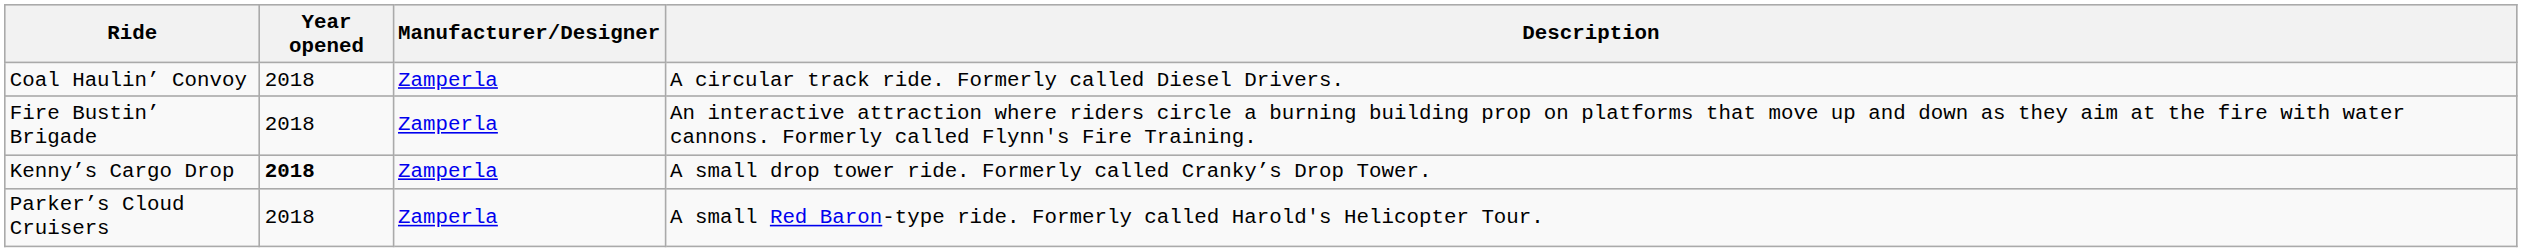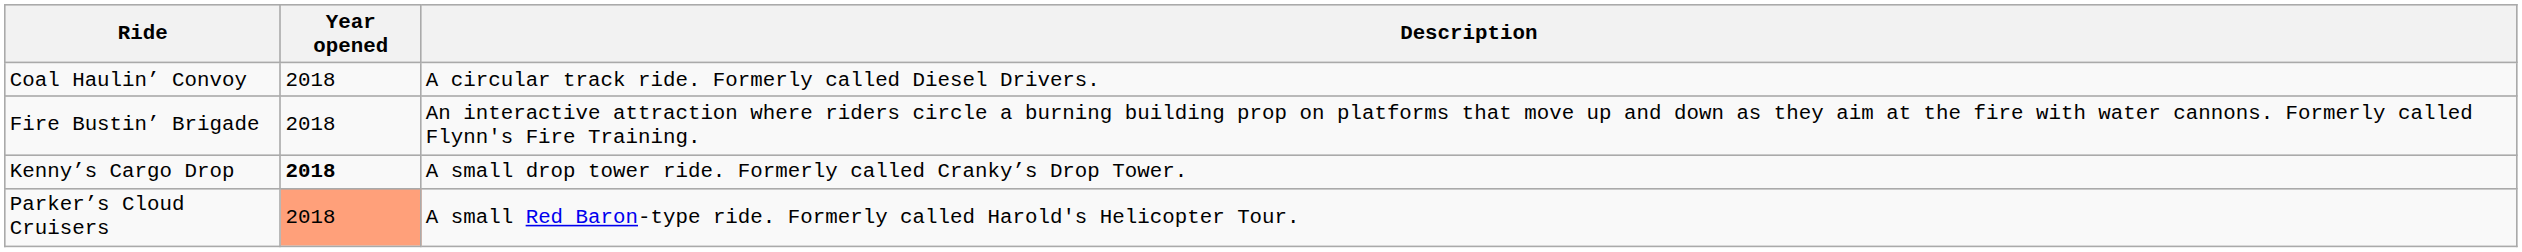- column: (529, 34)
(290, 217) no background -> (311, 217) lightsalmon background
